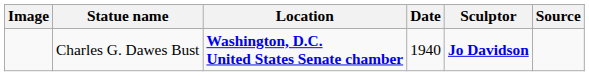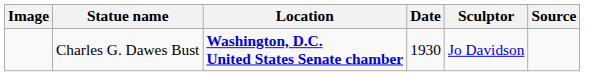(426, 49) 1940 -> (426, 49) 1930
(488, 49) bold -> (486, 49) normal
